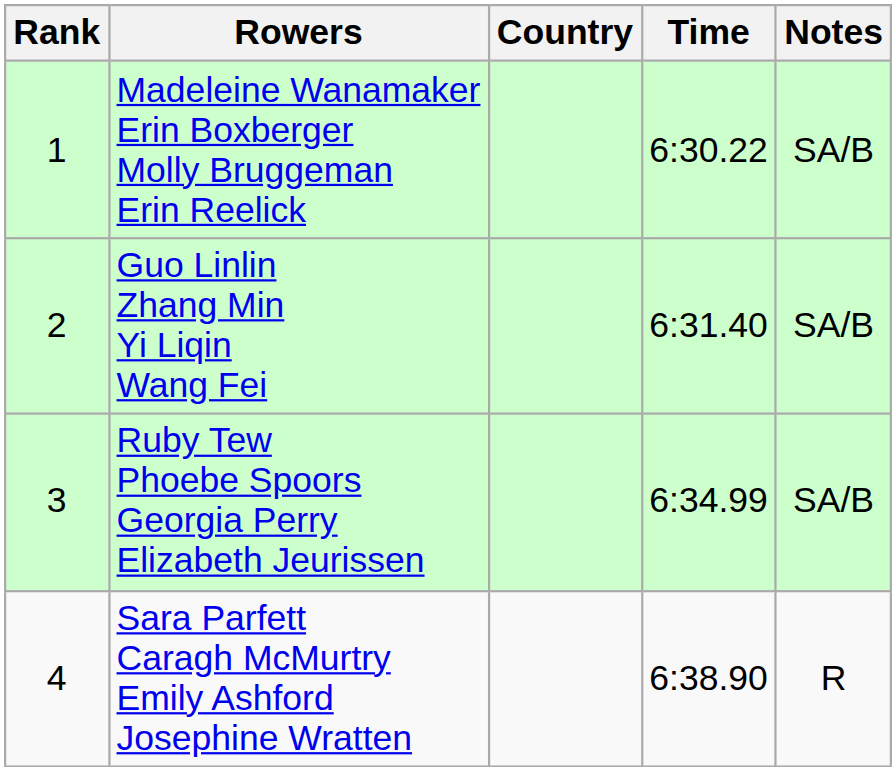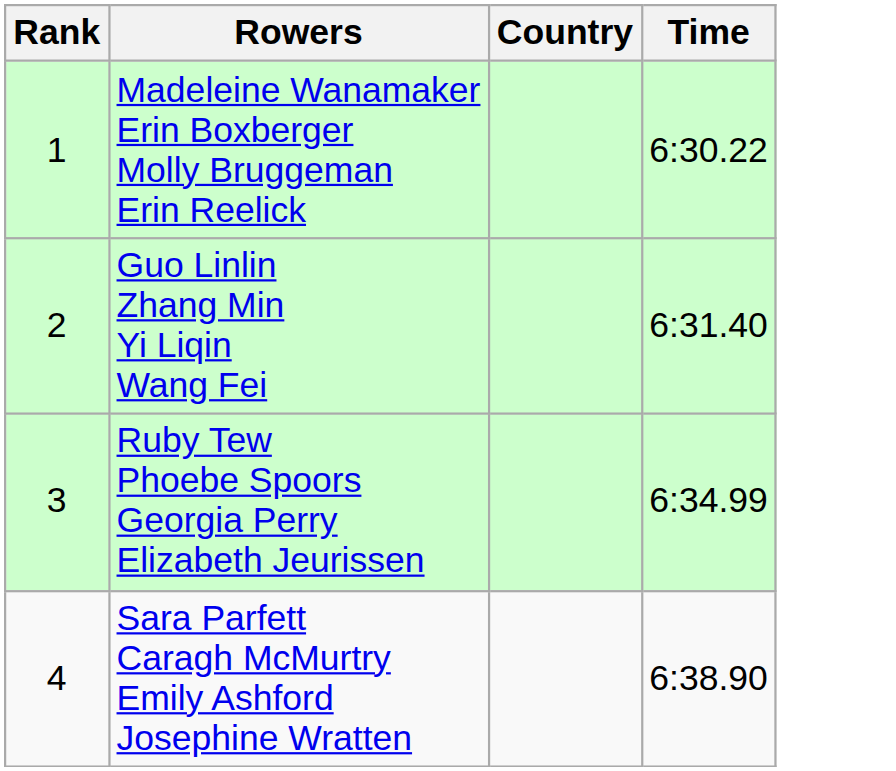- column: (834, 32)
